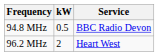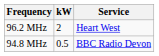rows swapped: (27, 28) <-> (27, 43)
